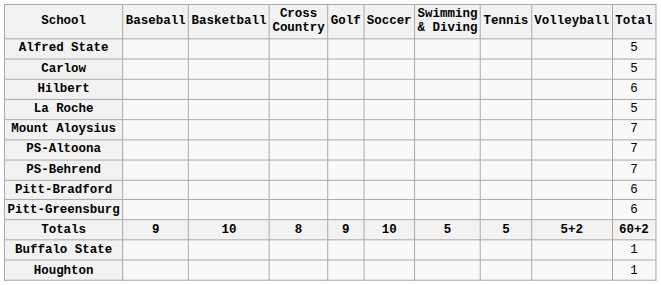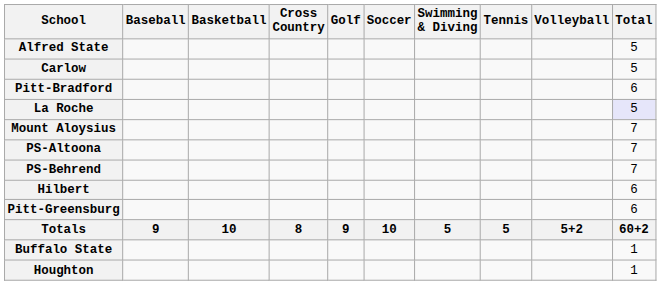rows swapped: (64, 89) <-> (64, 190)
(634, 110) no background -> (634, 110) lavender background
